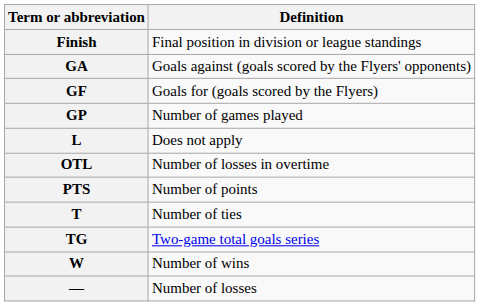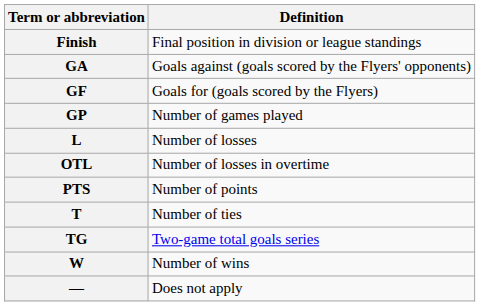(197, 140) Does not apply -> (204, 140) Number of losses
(204, 288) Number of losses -> (197, 288) Does not apply
